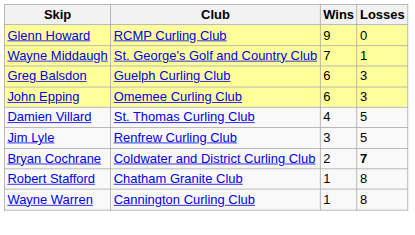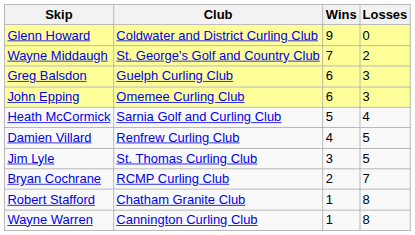(170, 35) RCMP Curling Club -> (217, 35) Coldwater and District Curling Club
(364, 55) 1 -> (366, 55) 2
+ row: (59, 117)
(184, 117) St. Thomas Curling Club -> (178, 138) Renfrew Curling Club
(175, 138) Renfrew Curling Club -> (187, 158) St. Thomas Curling Club
(215, 158) Coldwater and District Curling Club -> (173, 179) RCMP Curling Club
(364, 158) bold -> (366, 179) normal
